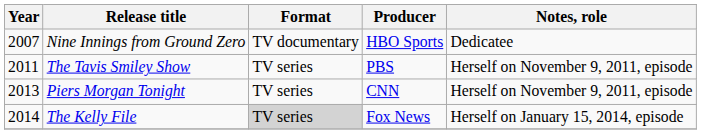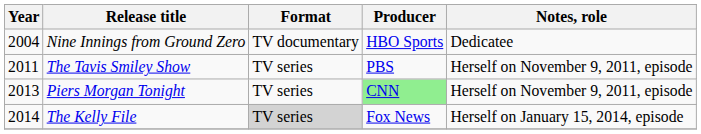(24, 41) 2007 -> (24, 41) 2004
(383, 91) no background -> (383, 91) lightgreen background
